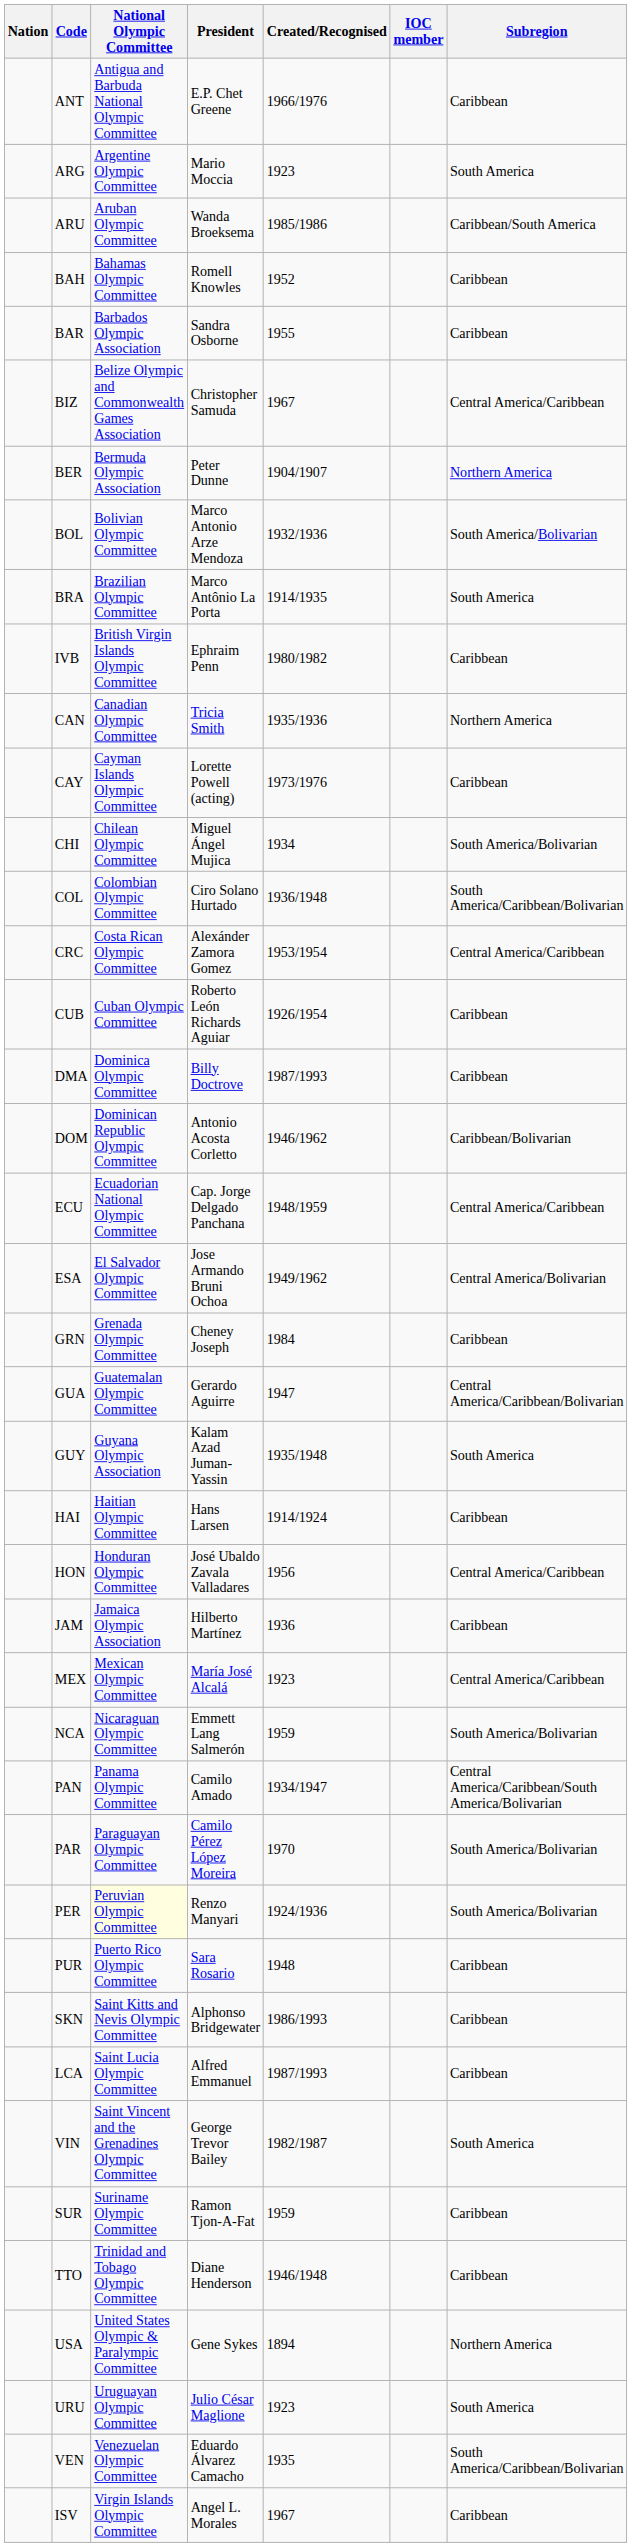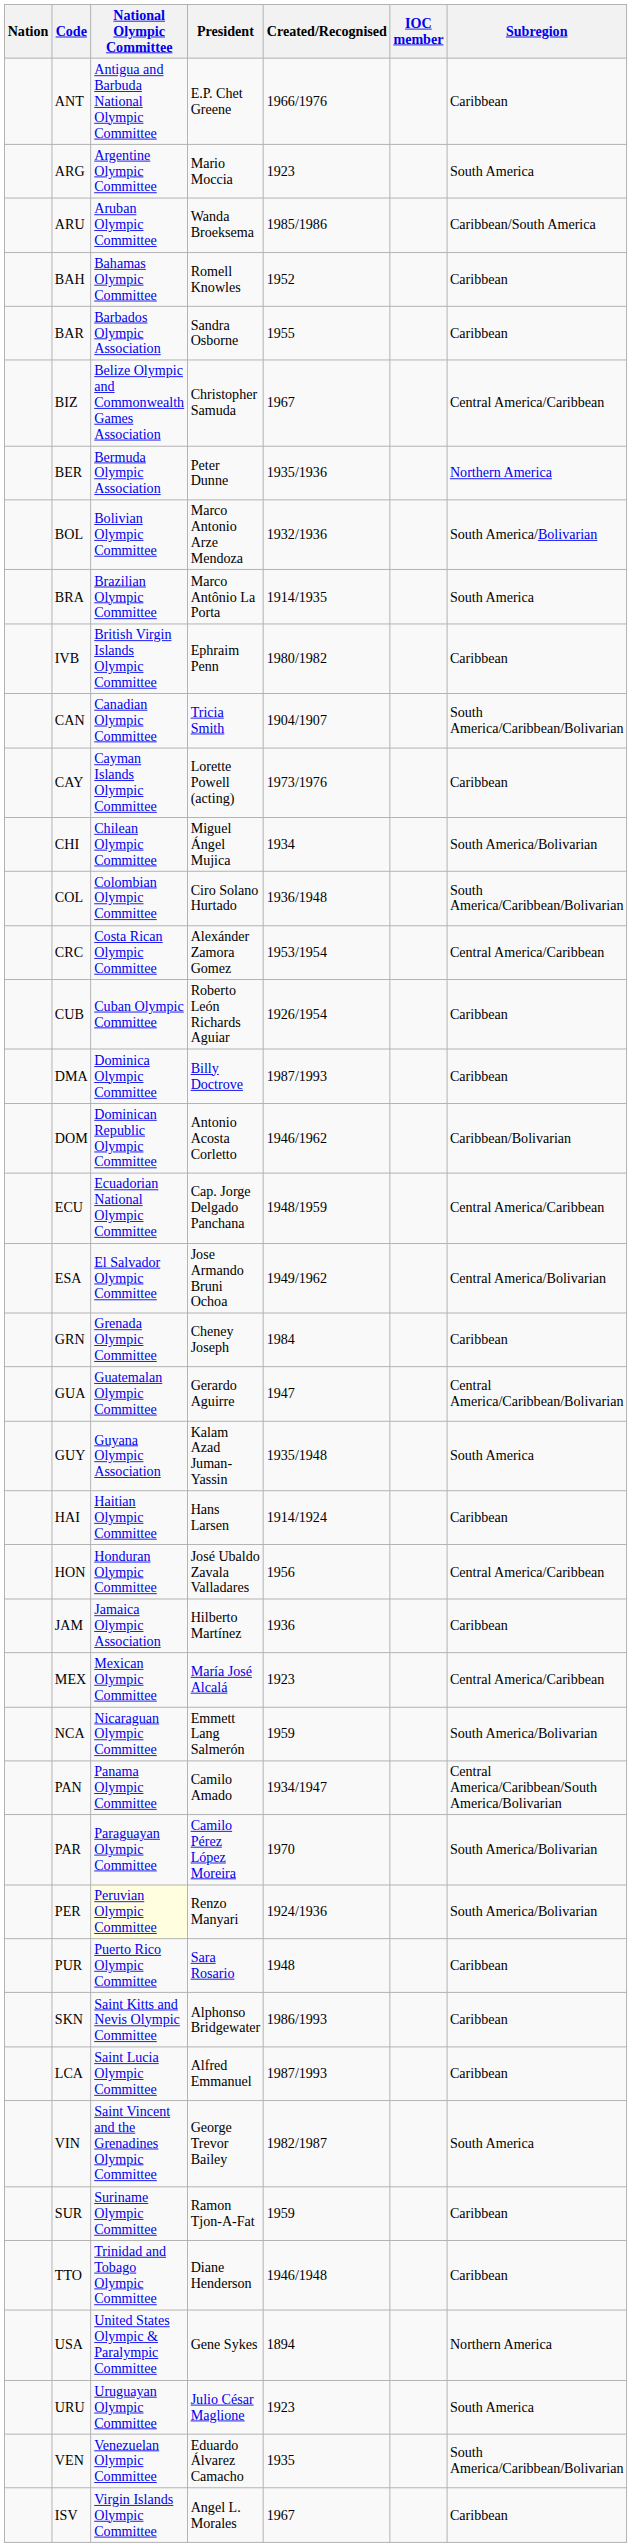(297, 472) 1904/1907 -> (297, 472) 1935/1936
(297, 720) 1935/1936 -> (297, 720) 1904/1907
(501, 720) Northern America -> (537, 720) South America/Caribbean/Bolivarian
